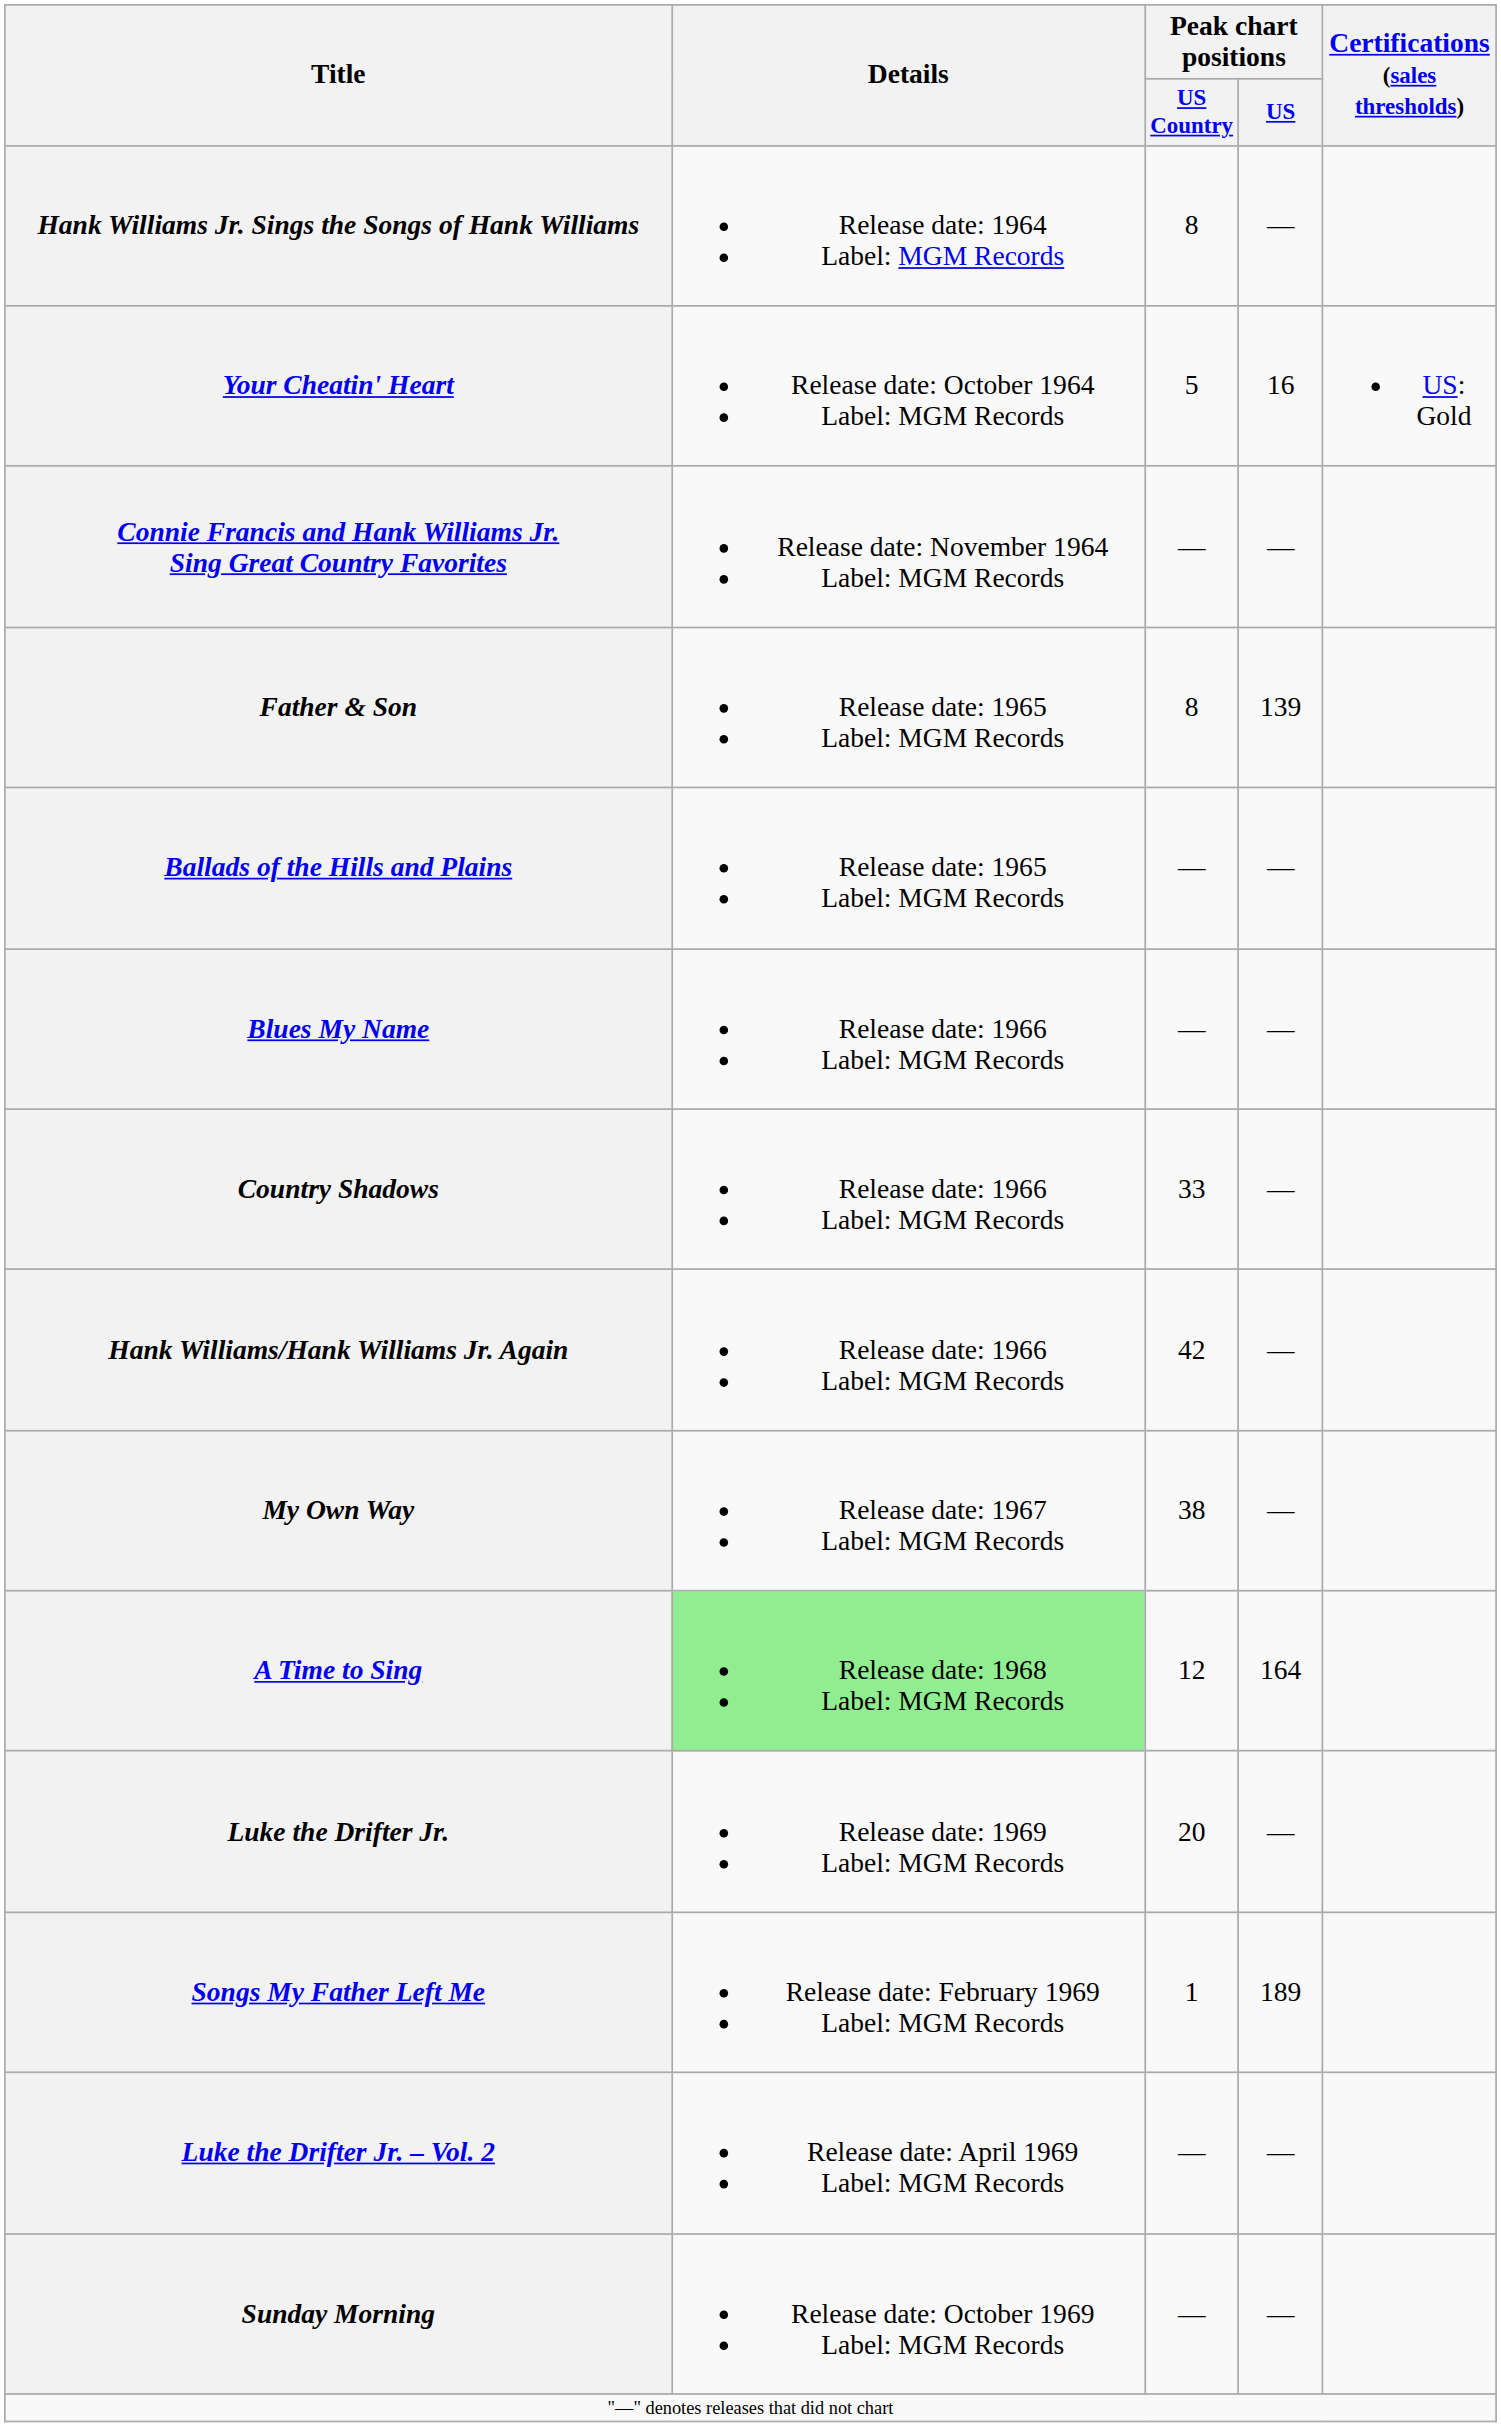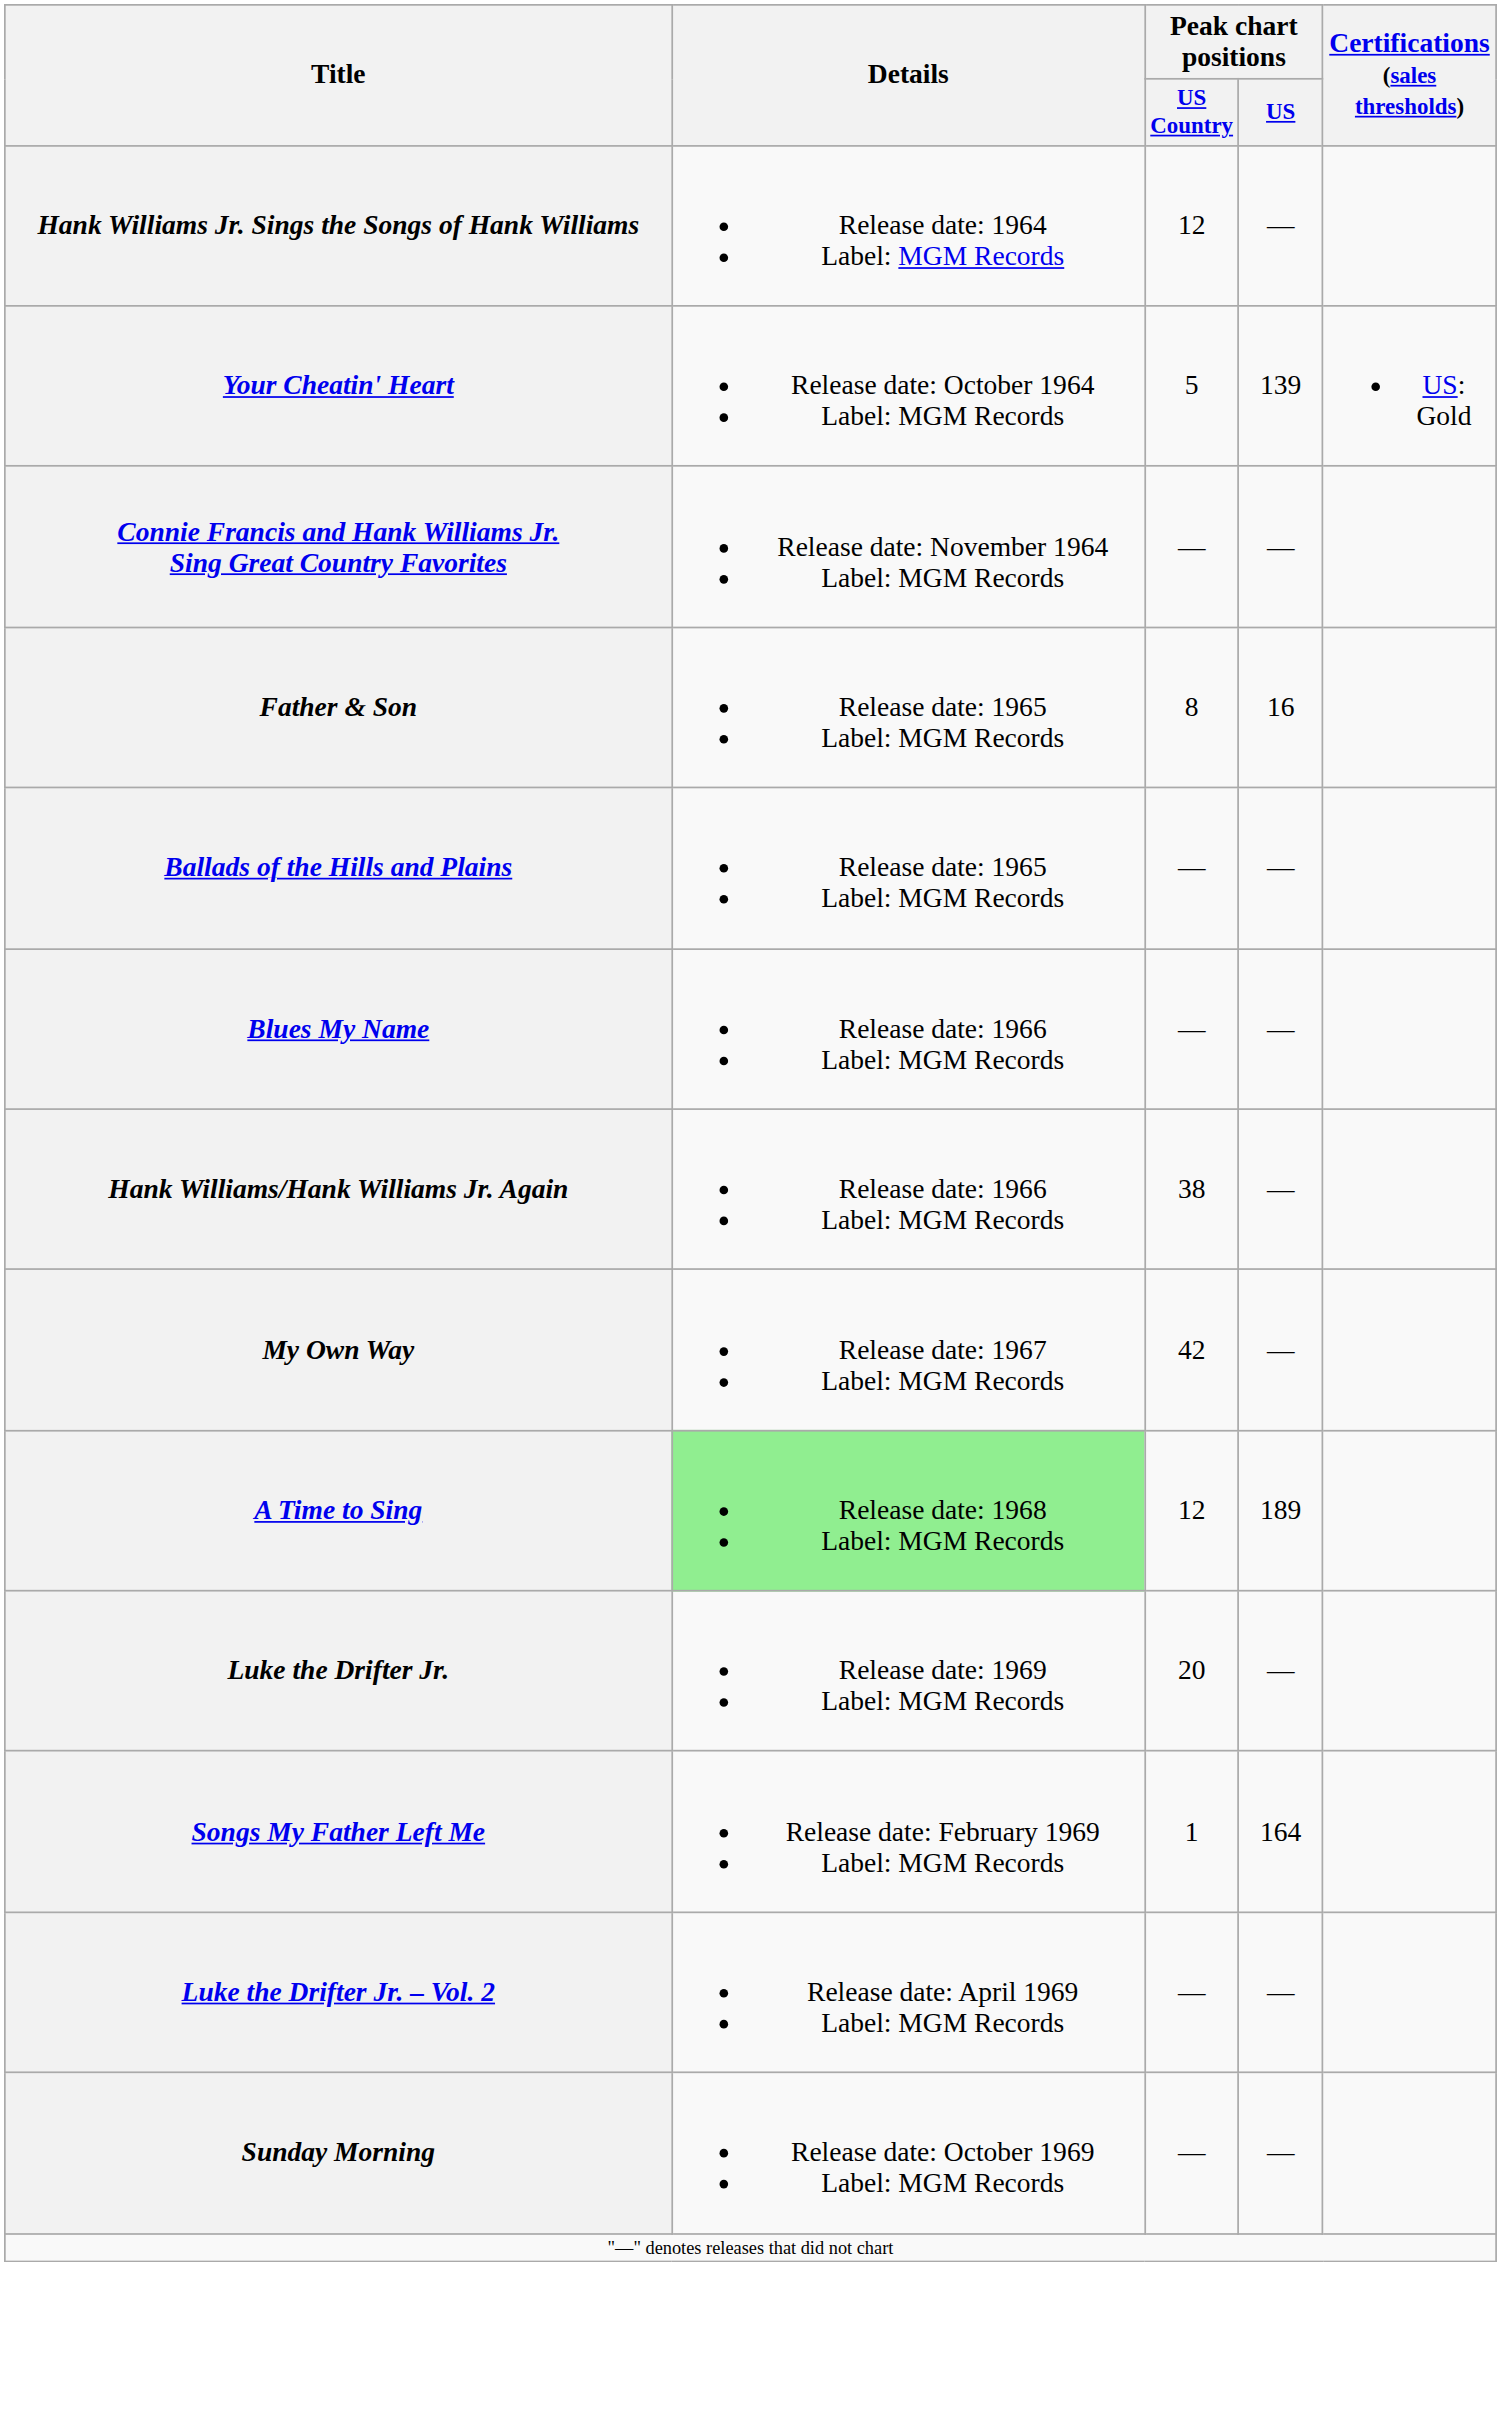(1192, 225) 8 -> (1192, 225) 12
(1281, 385) 16 -> (1281, 385) 139
(1281, 707) 139 -> (1281, 707) 16
- row: (338, 1188)
(1192, 1349) 42 -> (1192, 1188) 38
(1192, 1510) 38 -> (1192, 1349) 42
(1281, 1670) 164 -> (1281, 1510) 189
(1281, 1991) 189 -> (1281, 1831) 164
